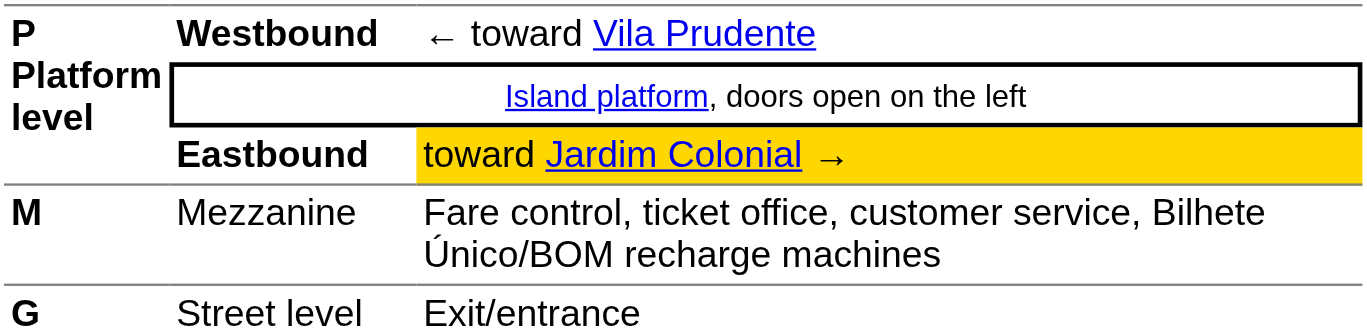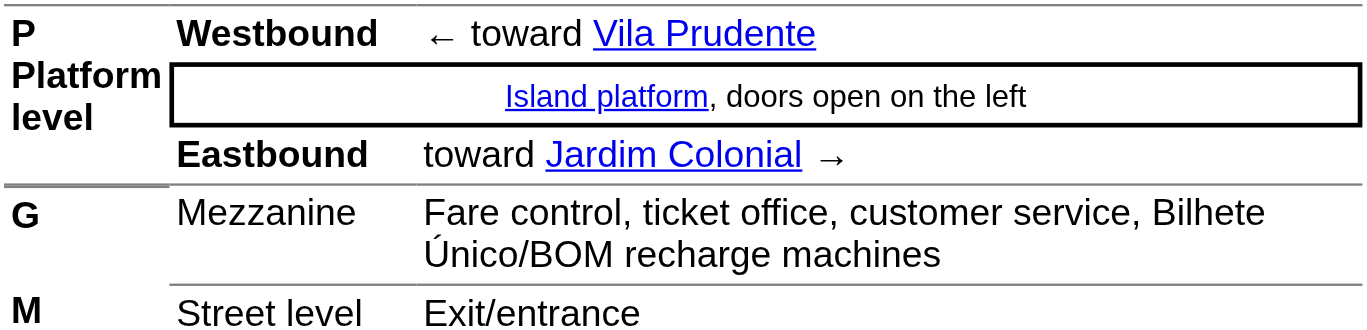(637, 154) gold background -> (637, 154) no background
(27, 213) M -> (25, 215) G
(25, 313) G -> (27, 310) M
